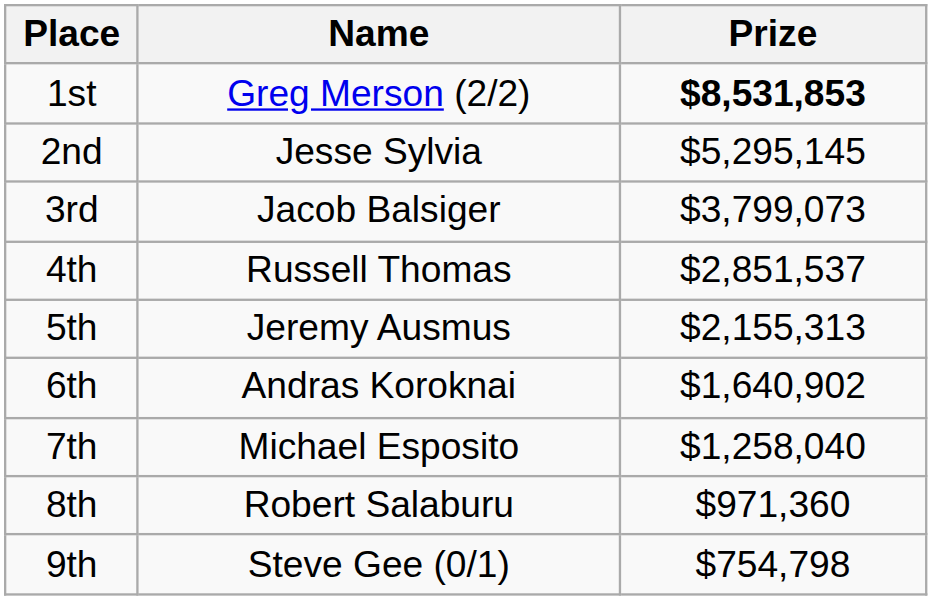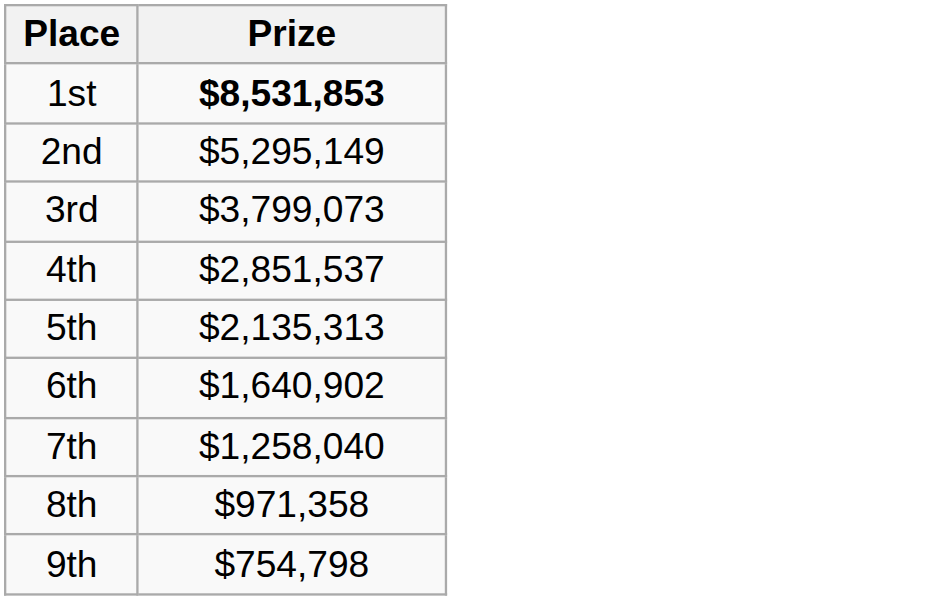- column: (379, 33)
(773, 151) $5,295,145 -> (292, 151) $5,295,149
(773, 328) $2,155,313 -> (292, 328) $2,135,313
(773, 504) $971,360 -> (292, 504) $971,358
